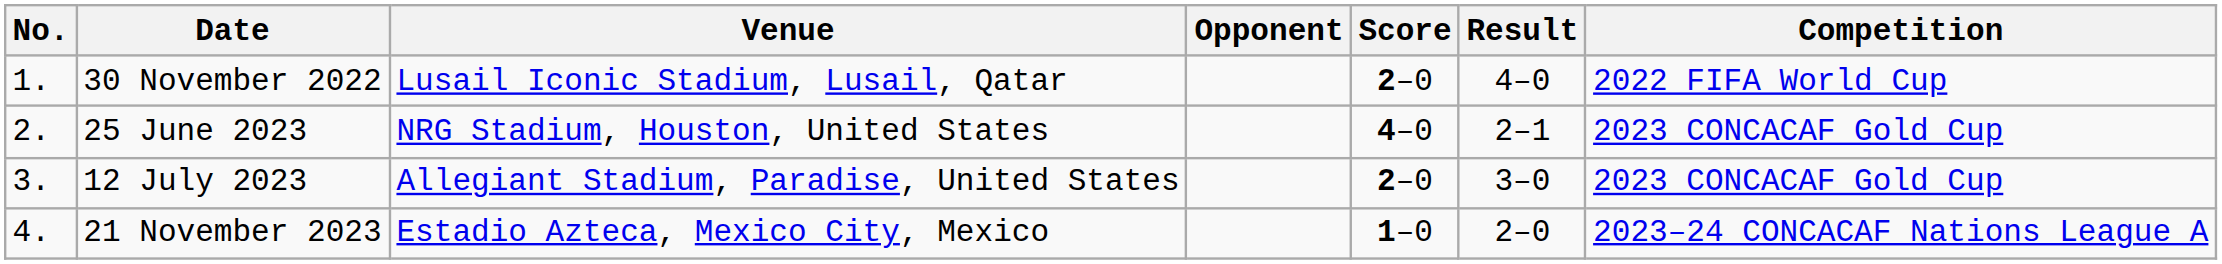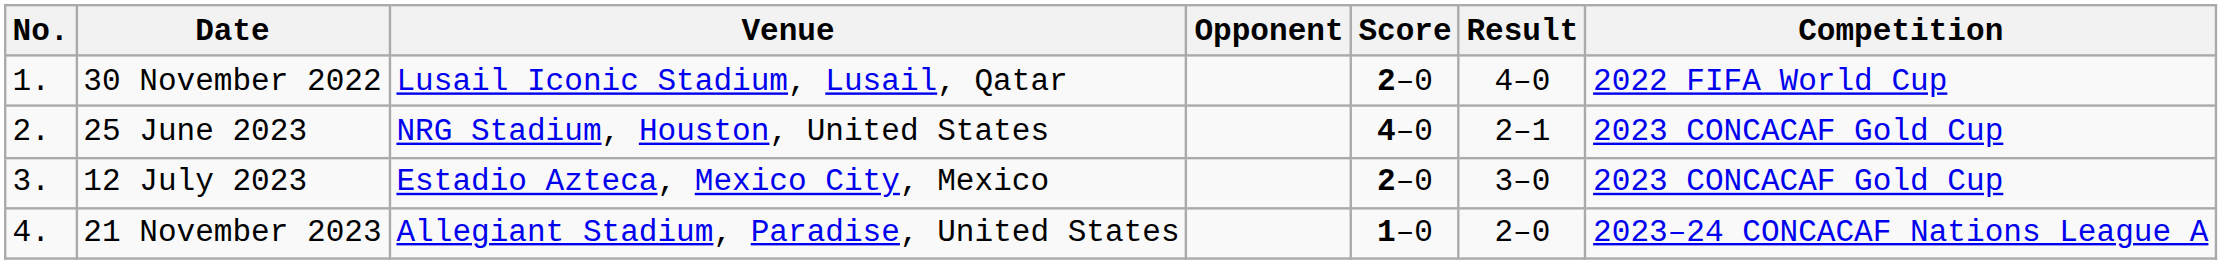(788, 182) Allegiant Stadium, Paradise, United States -> (723, 182) Estadio Azteca, Mexico City, Mexico
(723, 233) Estadio Azteca, Mexico City, Mexico -> (788, 233) Allegiant Stadium, Paradise, United States
